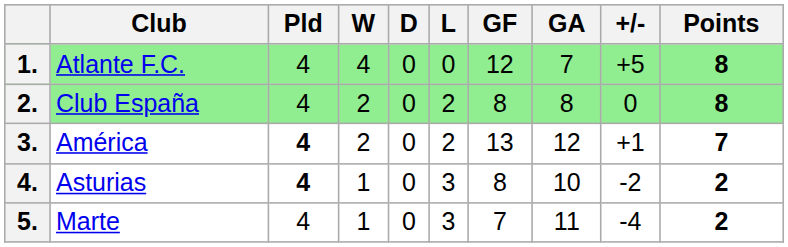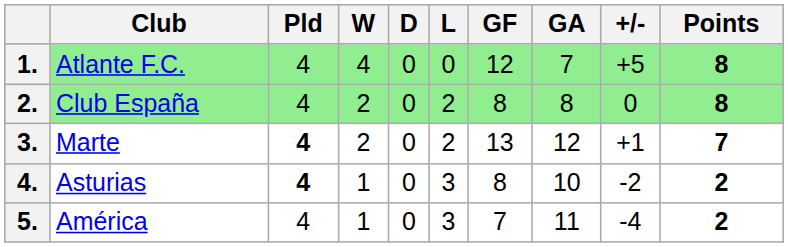(102, 143) América -> (88, 143) Marte
(88, 222) Marte -> (102, 222) América
